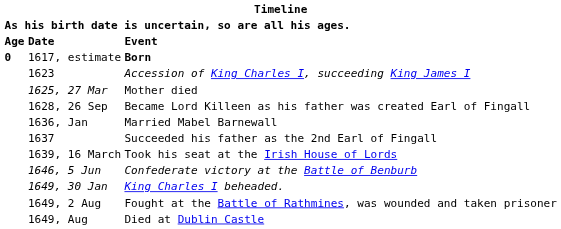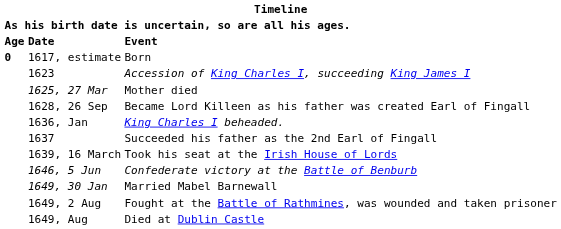(138, 57) bold -> (138, 57) normal
(201, 122) Married Mabel Barnewall -> (204, 122) King Charles I beheaded.
(204, 187) King Charles I beheaded. -> (201, 187) Married Mabel Barnewall
